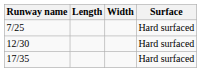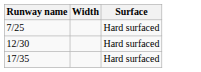- column: (87, 12)
